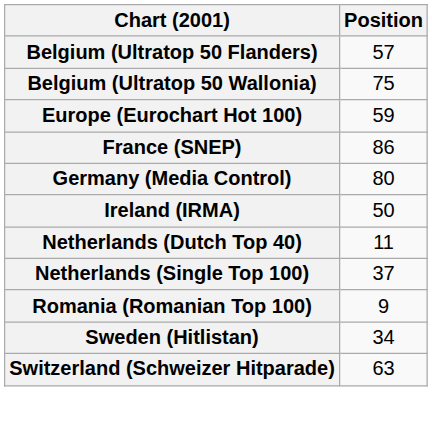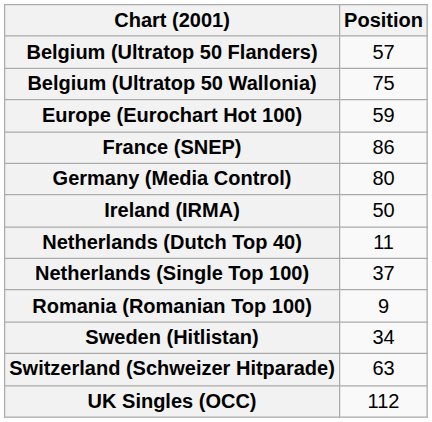+ row: (172, 400)
